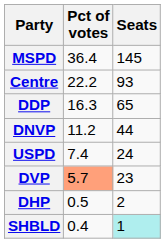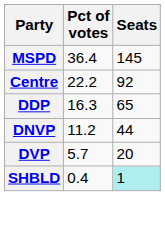(125, 81) 93 -> (125, 81) 92
- row: (34, 154)
(78, 178) lightsalmon background -> (78, 154) no background
(125, 178) 23 -> (125, 154) 20
- row: (34, 202)
